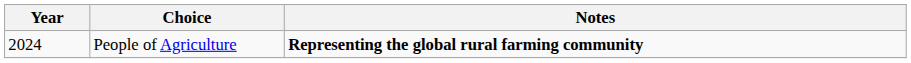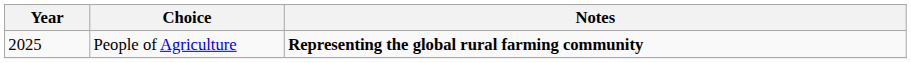(25, 44) 2024 -> (25, 44) 2025
